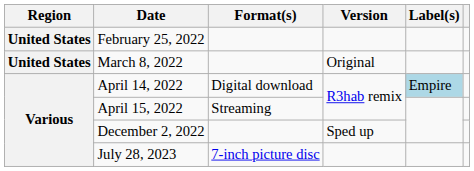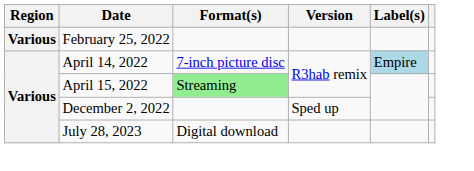(49, 39) United States -> (32, 39) Various
- row: (140, 62)
(262, 85) Digital download -> (231, 62) 7-inch picture disc
(241, 108) no background -> (206, 85) lightgreen background
(265, 154) 7-inch picture disc -> (227, 131) Digital download
